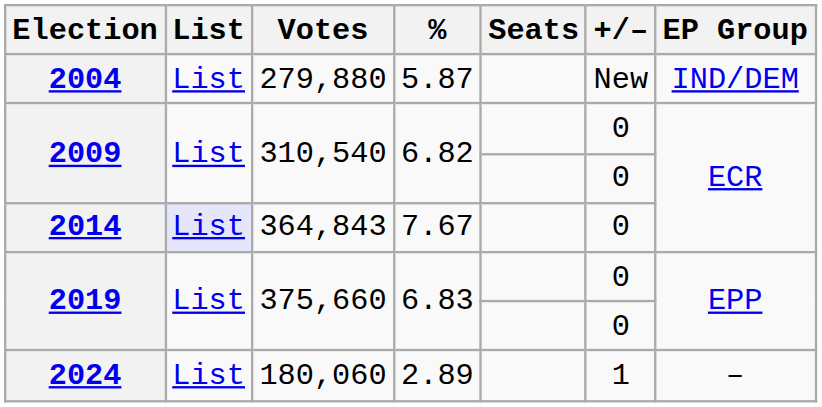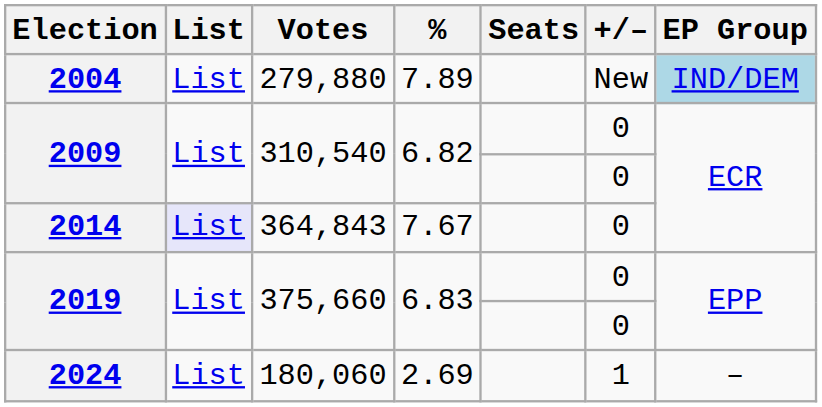(437, 79) 5.87 -> (437, 79) 7.89
(735, 79) no background -> (735, 79) lightblue background
(437, 375) 2.89 -> (437, 375) 2.69
